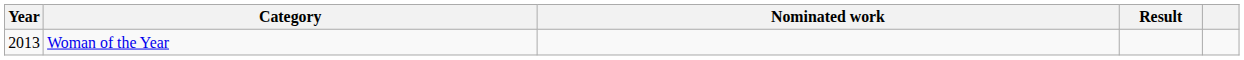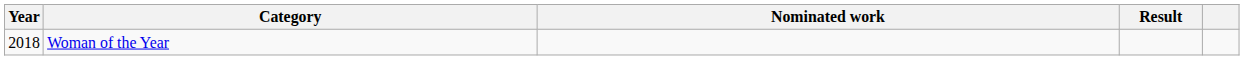(24, 42) 2013 -> (24, 42) 2018
